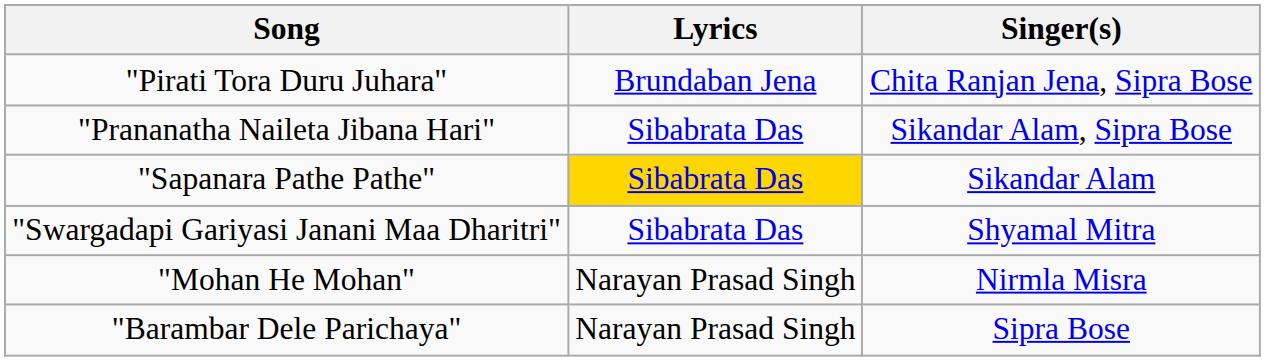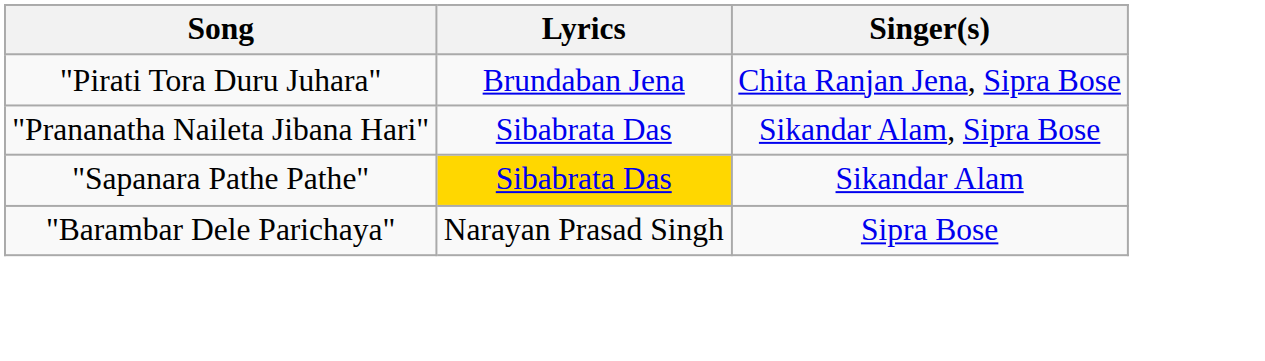- row: (287, 229)
- row: (287, 279)
